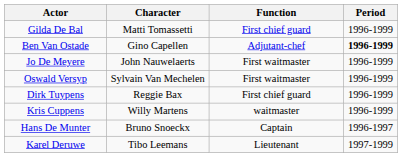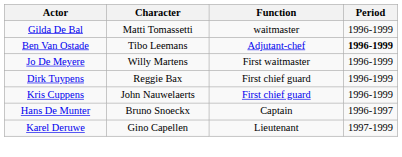(276, 29) First chief guard -> (276, 29) waitmaster
(158, 45) Gino Capellen -> (158, 45) Tibo Leemans
(158, 62) John Nauwelaerts -> (158, 62) Willy Martens
- row: (55, 78)
(158, 111) Willy Martens -> (158, 95) John Nauwelaerts
(276, 111) waitmaster -> (276, 95) First chief guard
(158, 144) Tibo Leemans -> (158, 128) Gino Capellen
